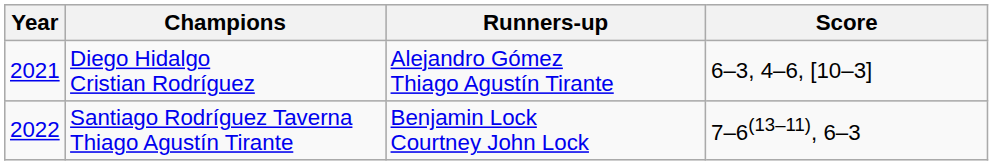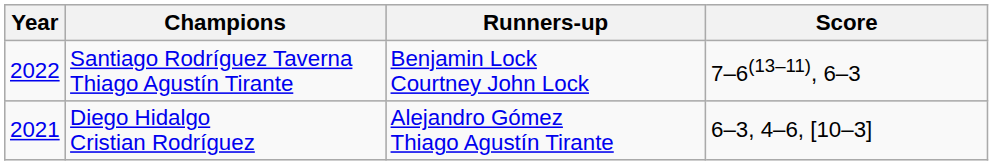rows swapped: (162, 70) <-> (211, 131)
